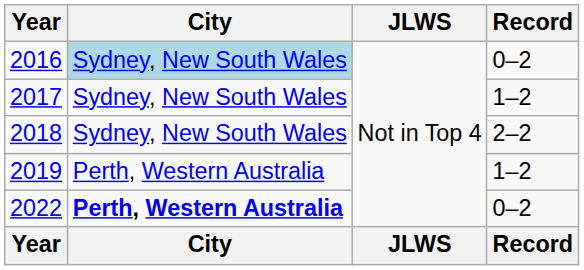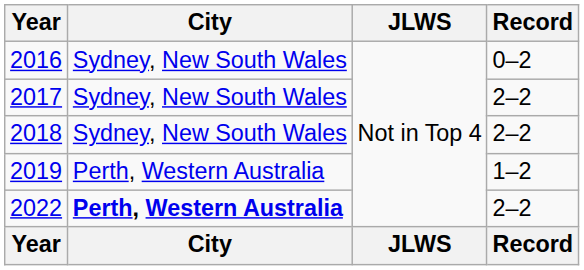(210, 60) lightblue background -> (210, 60) no background
(512, 97) 1–2 -> (512, 97) 2–2
(512, 208) 0–2 -> (512, 208) 2–2
